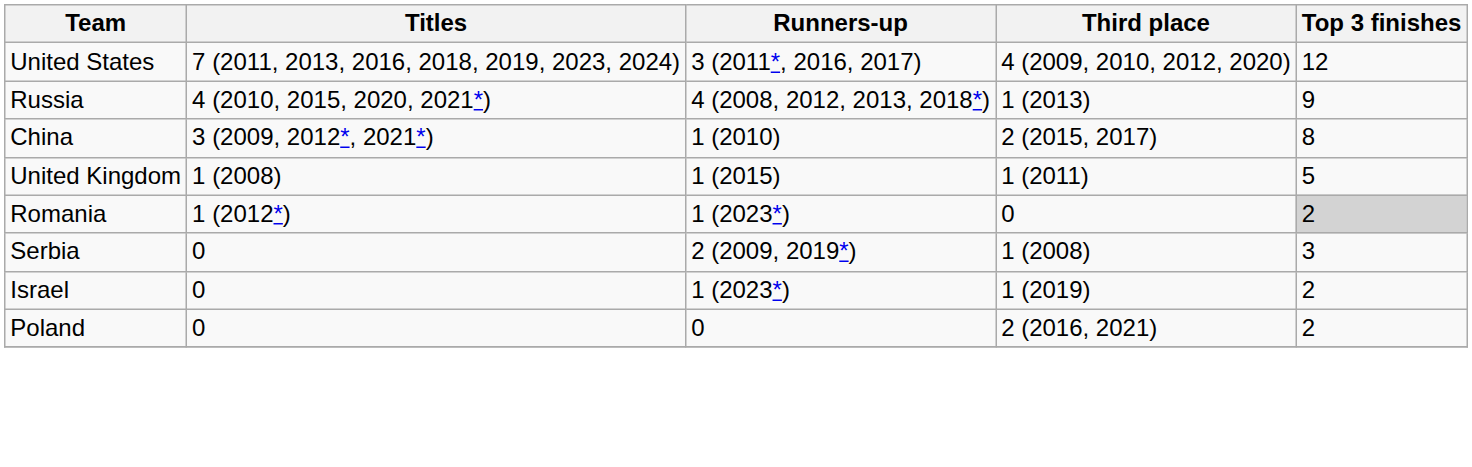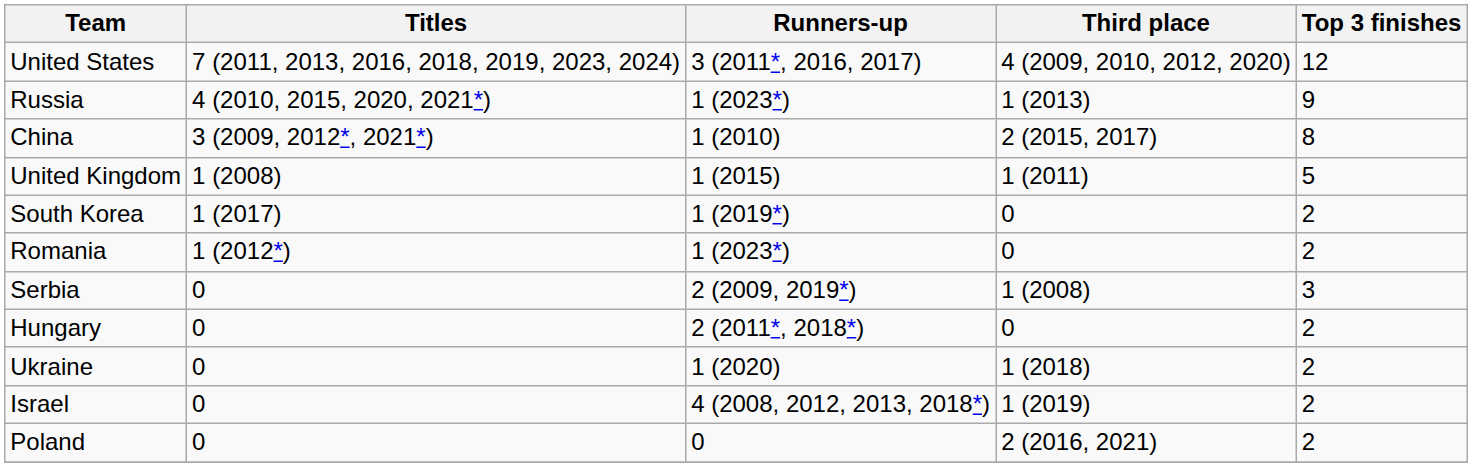(841, 99) 4 (2008, 2012, 2013, 2018*) -> (741, 99) 1 (2023*)
+ row: (77, 213)
(1308, 213) lightgrey background -> (1308, 251) no background
+ row: (56, 328)
+ row: (52, 366)
(741, 289) 1 (2023*) -> (841, 404) 4 (2008, 2012, 2013, 2018*)
